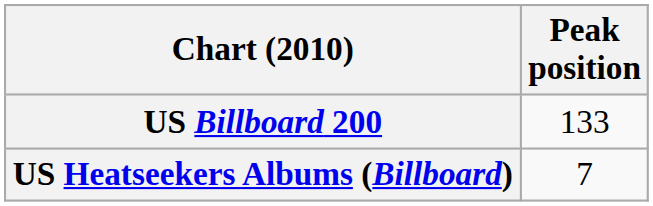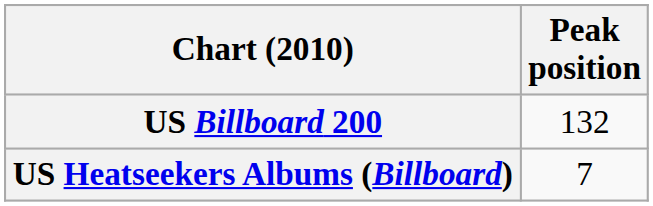(585, 121) 133 -> (585, 121) 132
